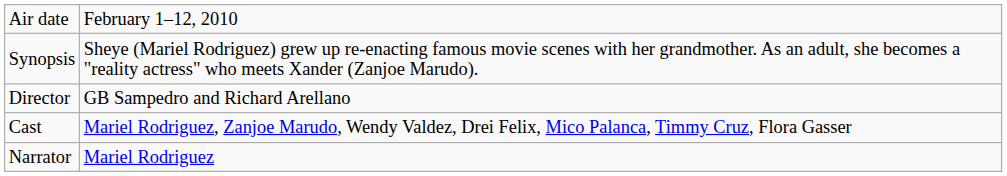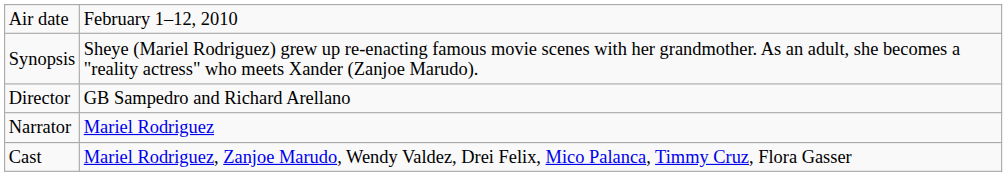rows swapped: (25, 127) <-> (40, 156)
